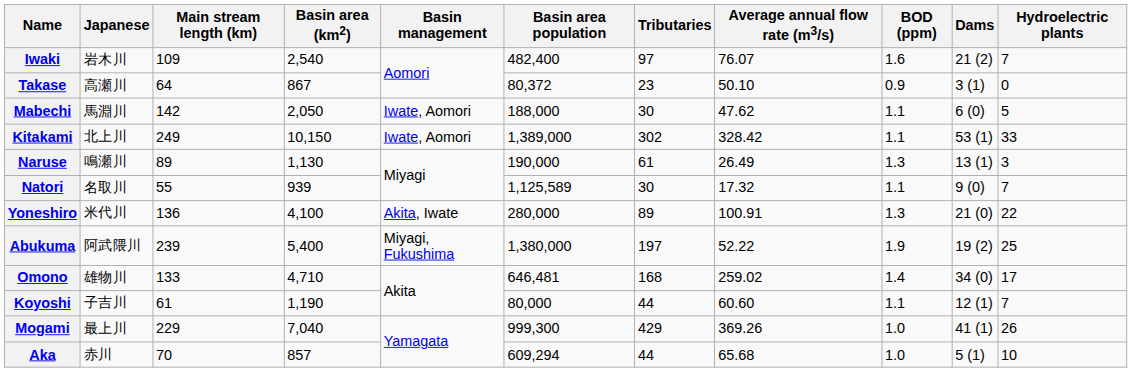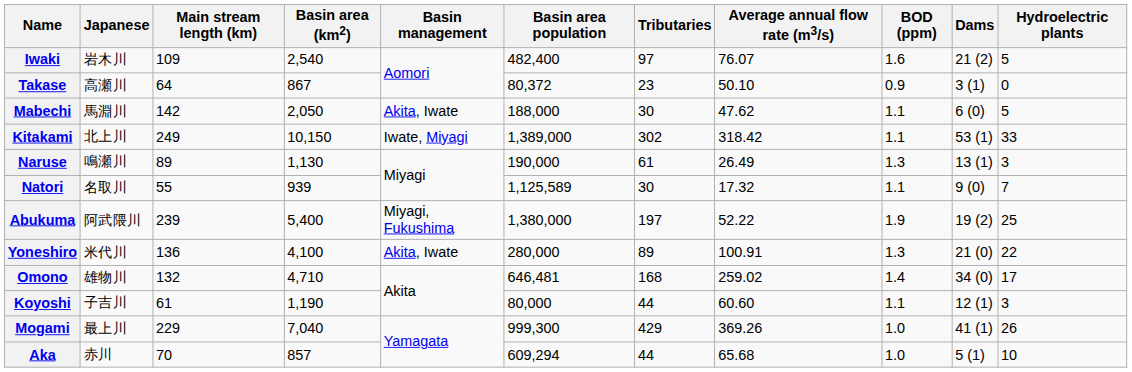(1005, 60) 7 -> (1005, 60) 5
(427, 111) Iwate, Aomori -> (421, 111) Akita, Iwate
(427, 136) Iwate, Aomori -> (426, 136) Iwate, Miyagi
(740, 136) 328.42 -> (740, 136) 318.42
rows swapped: (42, 245) <-> (42, 213)
(168, 278) 133 -> (168, 278) 132
(1005, 303) 7 -> (1005, 303) 3
